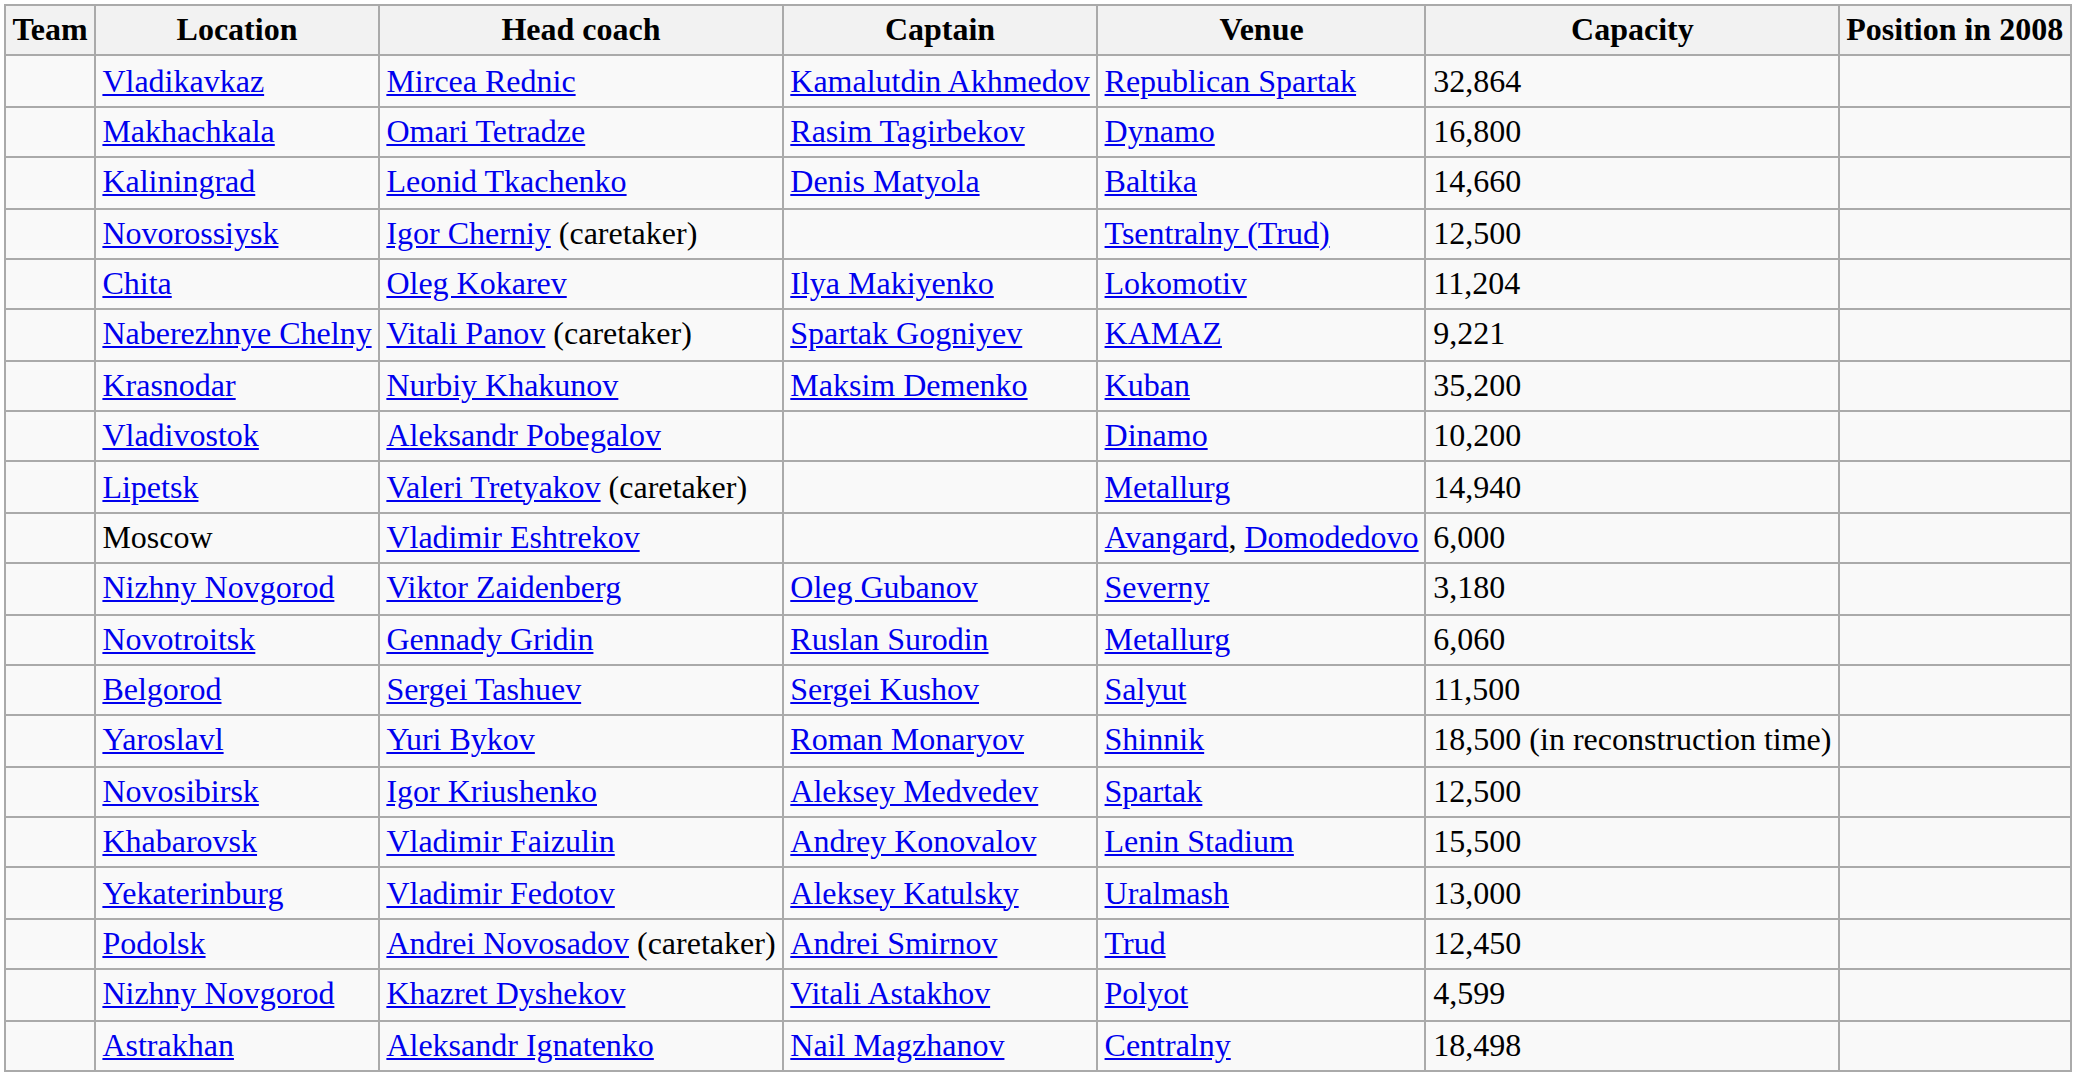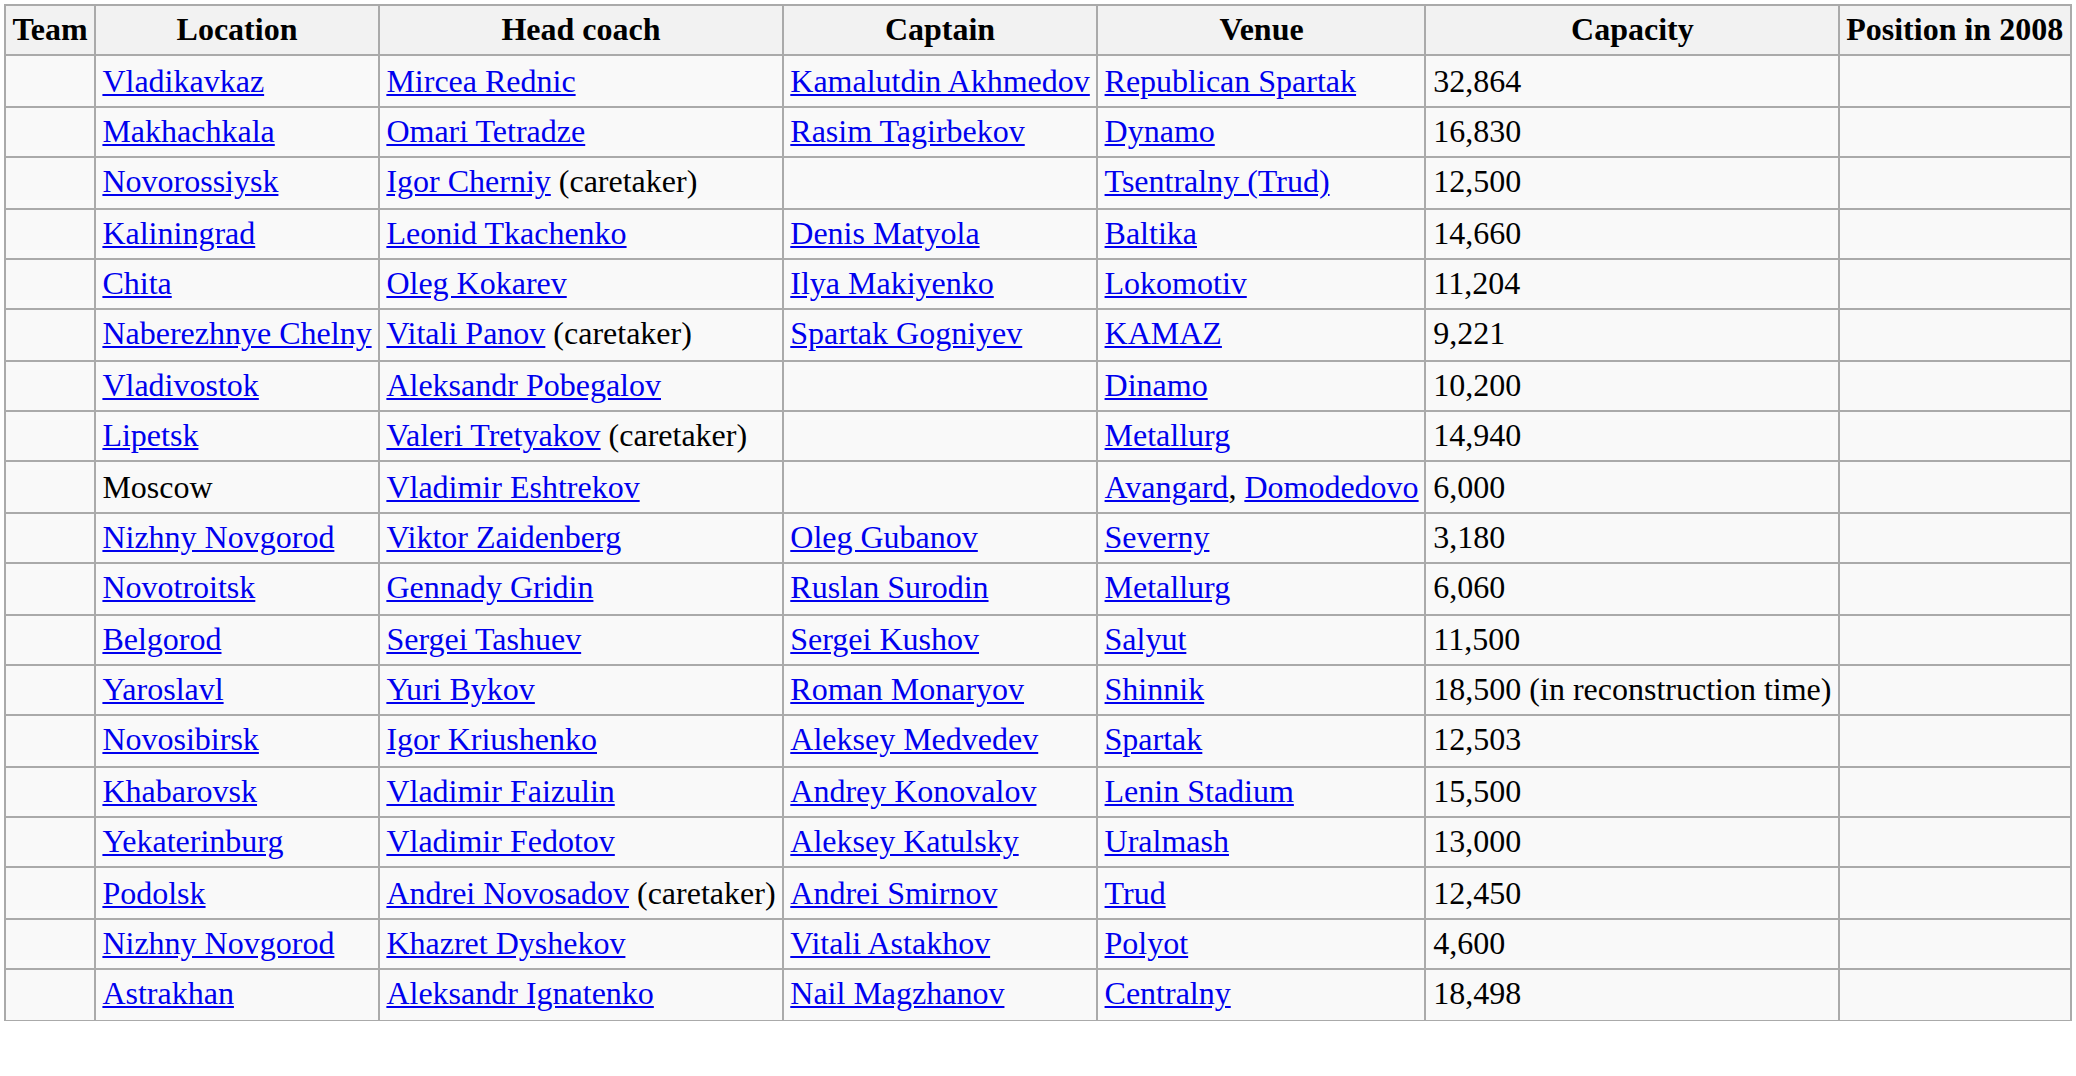(1477, 131) 16,800 -> (1477, 131) 16,830
rows swapped: (506, 182) <-> (542, 232)
- row: (502, 385)
(1477, 791) 12,500 -> (1477, 740) 12,503
(1469, 994) 4,599 -> (1469, 943) 4,600
